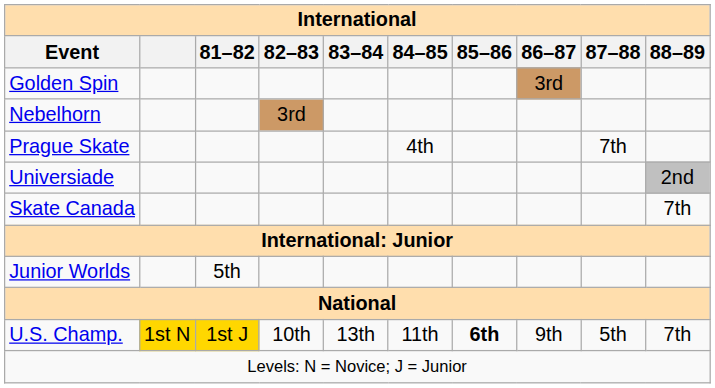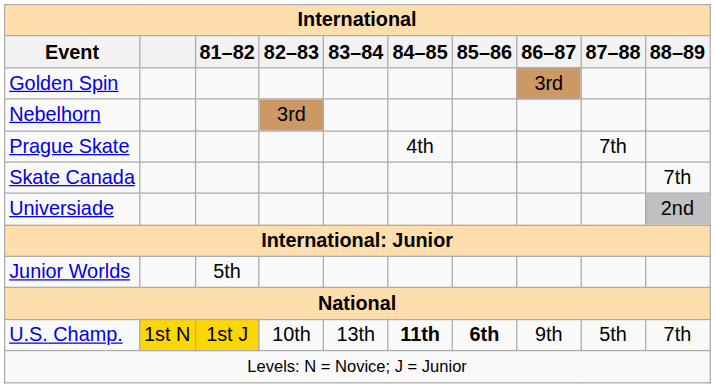rows swapped: (72, 209) <-> (62, 177)
(420, 334) normal -> (420, 334) bold
